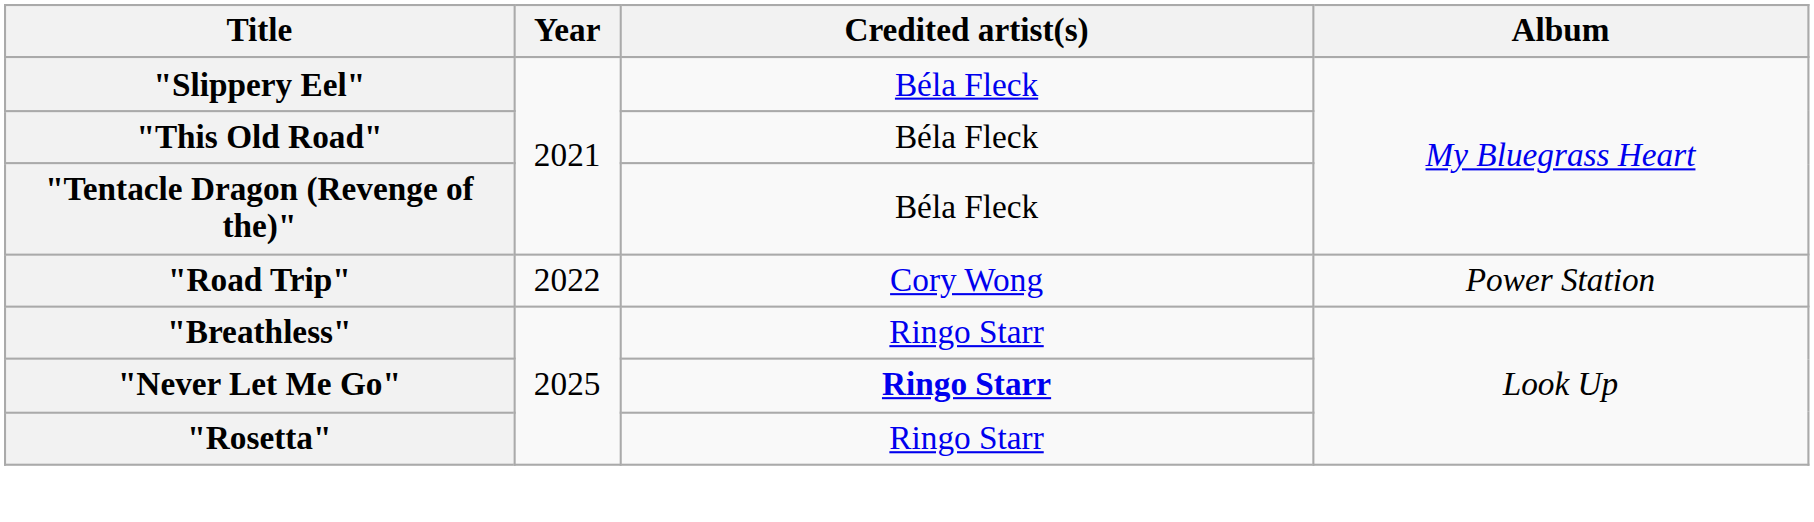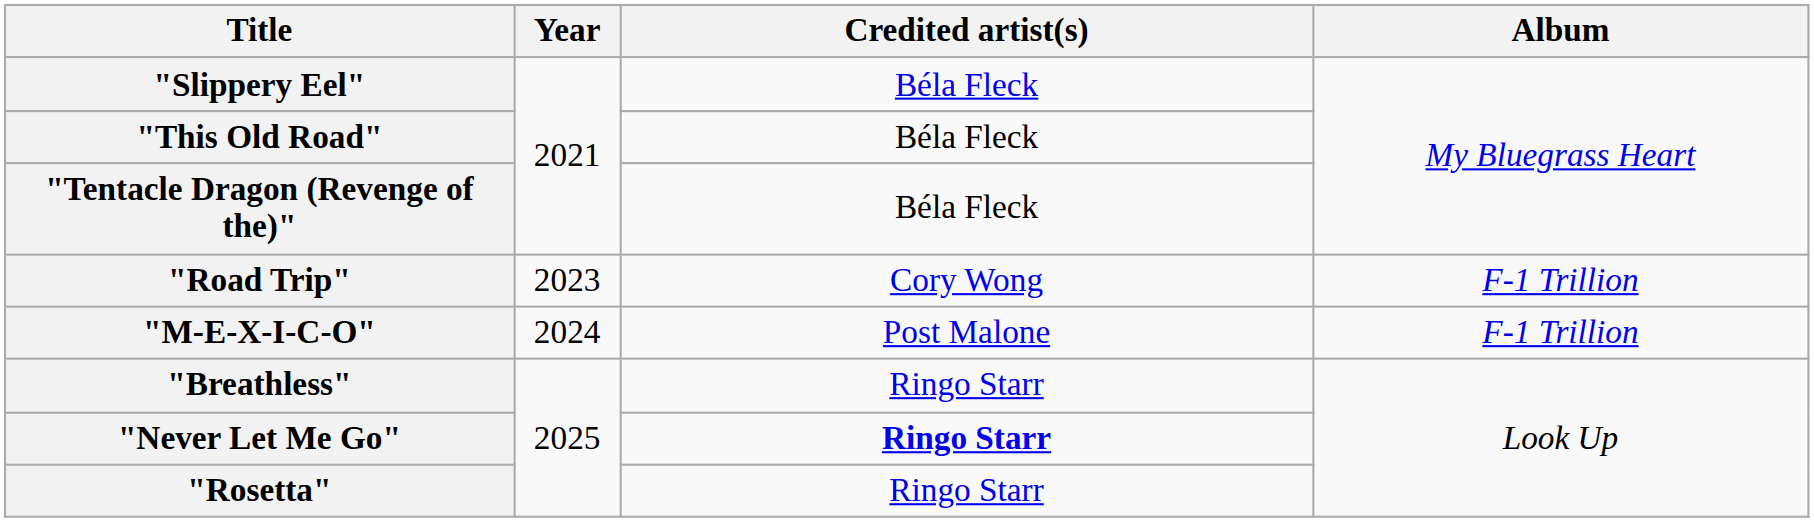(567, 279) 2022 -> (567, 279) 2023
(1561, 279) Power Station -> (1560, 279) F-1 Trillion
+ row: (259, 332)
